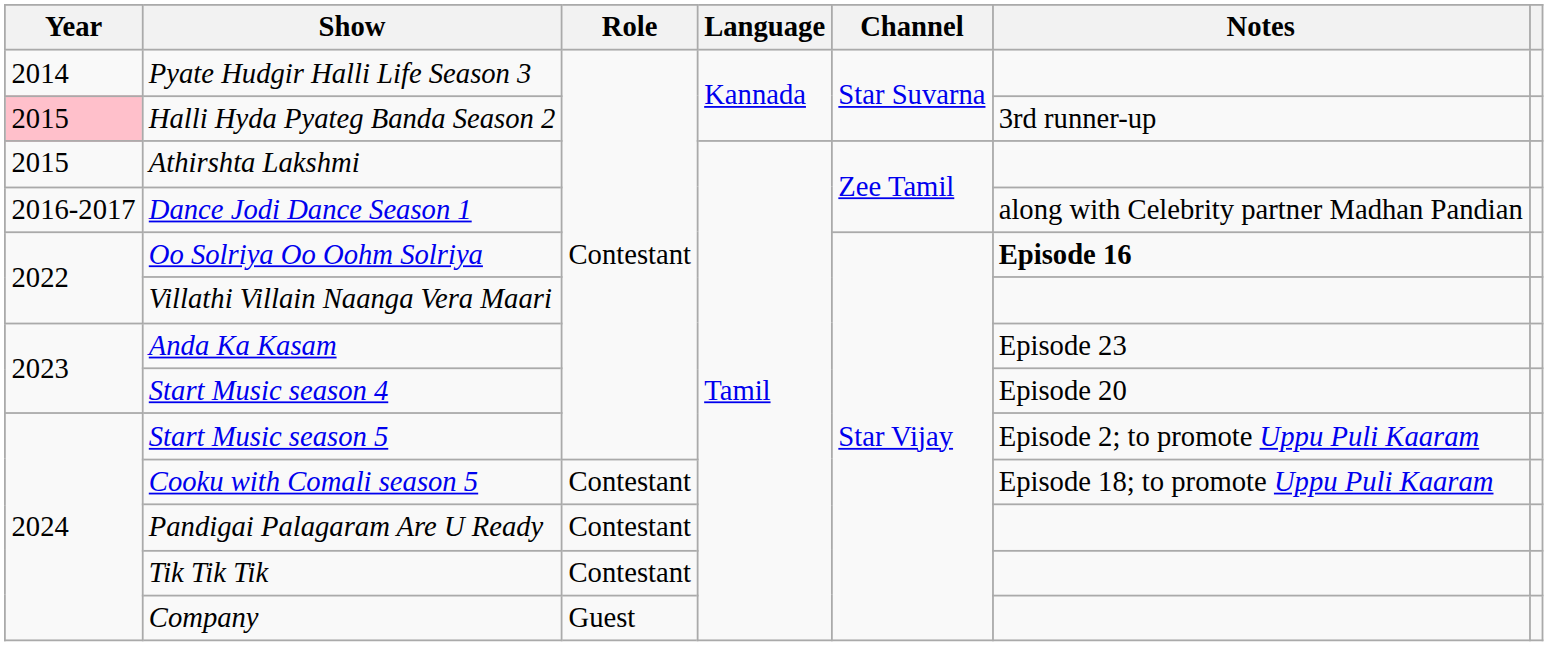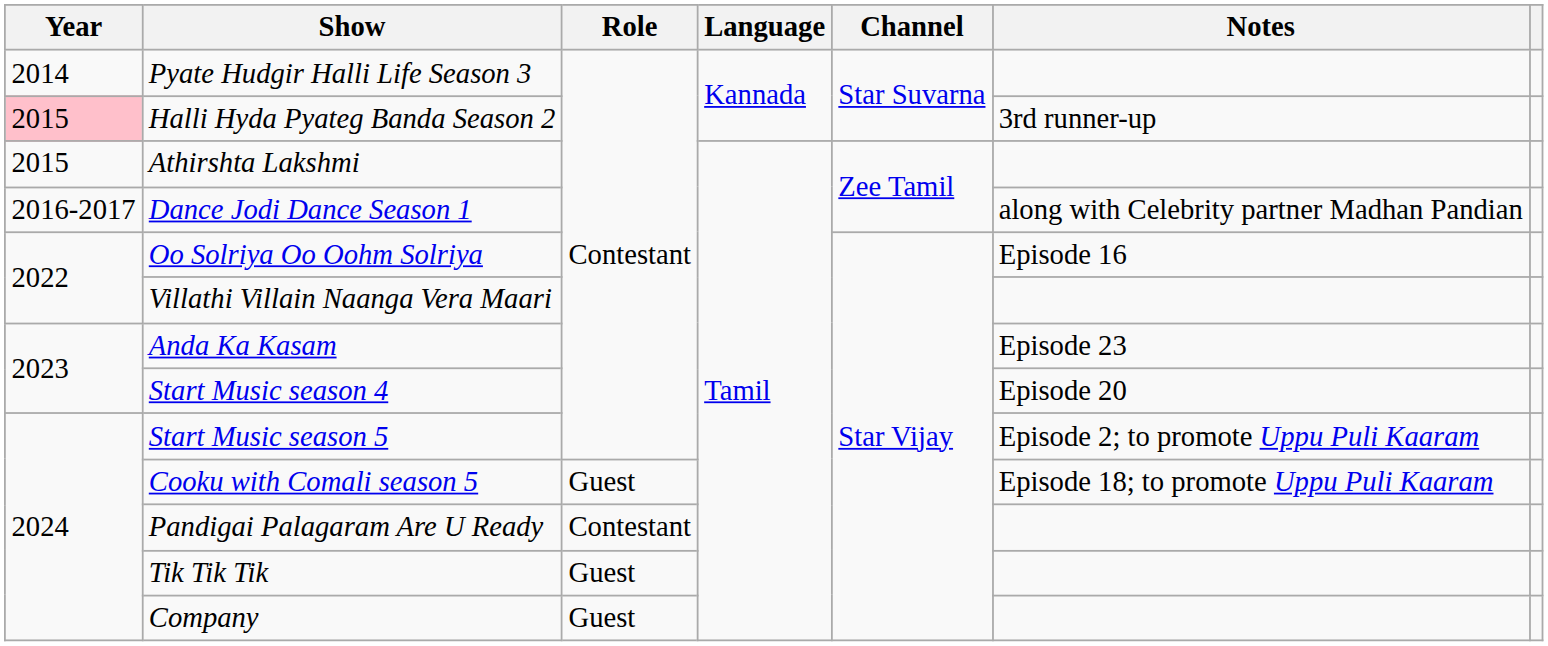(1065, 254) bold -> (1063, 254) normal
(630, 481) Contestant -> (602, 481) Guest
(630, 572) Contestant -> (602, 572) Guest
